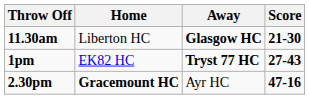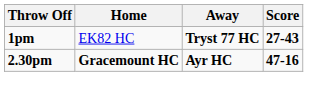- row: (33, 37)
(207, 82) normal -> (209, 60) bold
